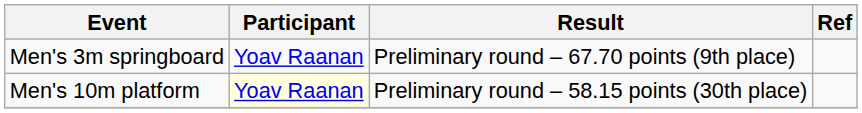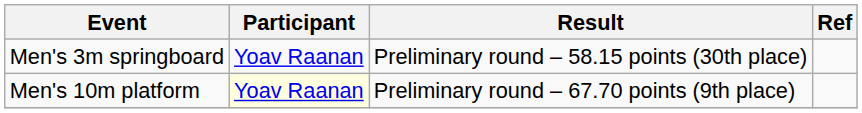(584, 57) Preliminary round – 67.70 points (9th place) -> (591, 57) Preliminary round – 58.15 points (30th place)
(591, 91) Preliminary round – 58.15 points (30th place) -> (584, 91) Preliminary round – 67.70 points (9th place)
